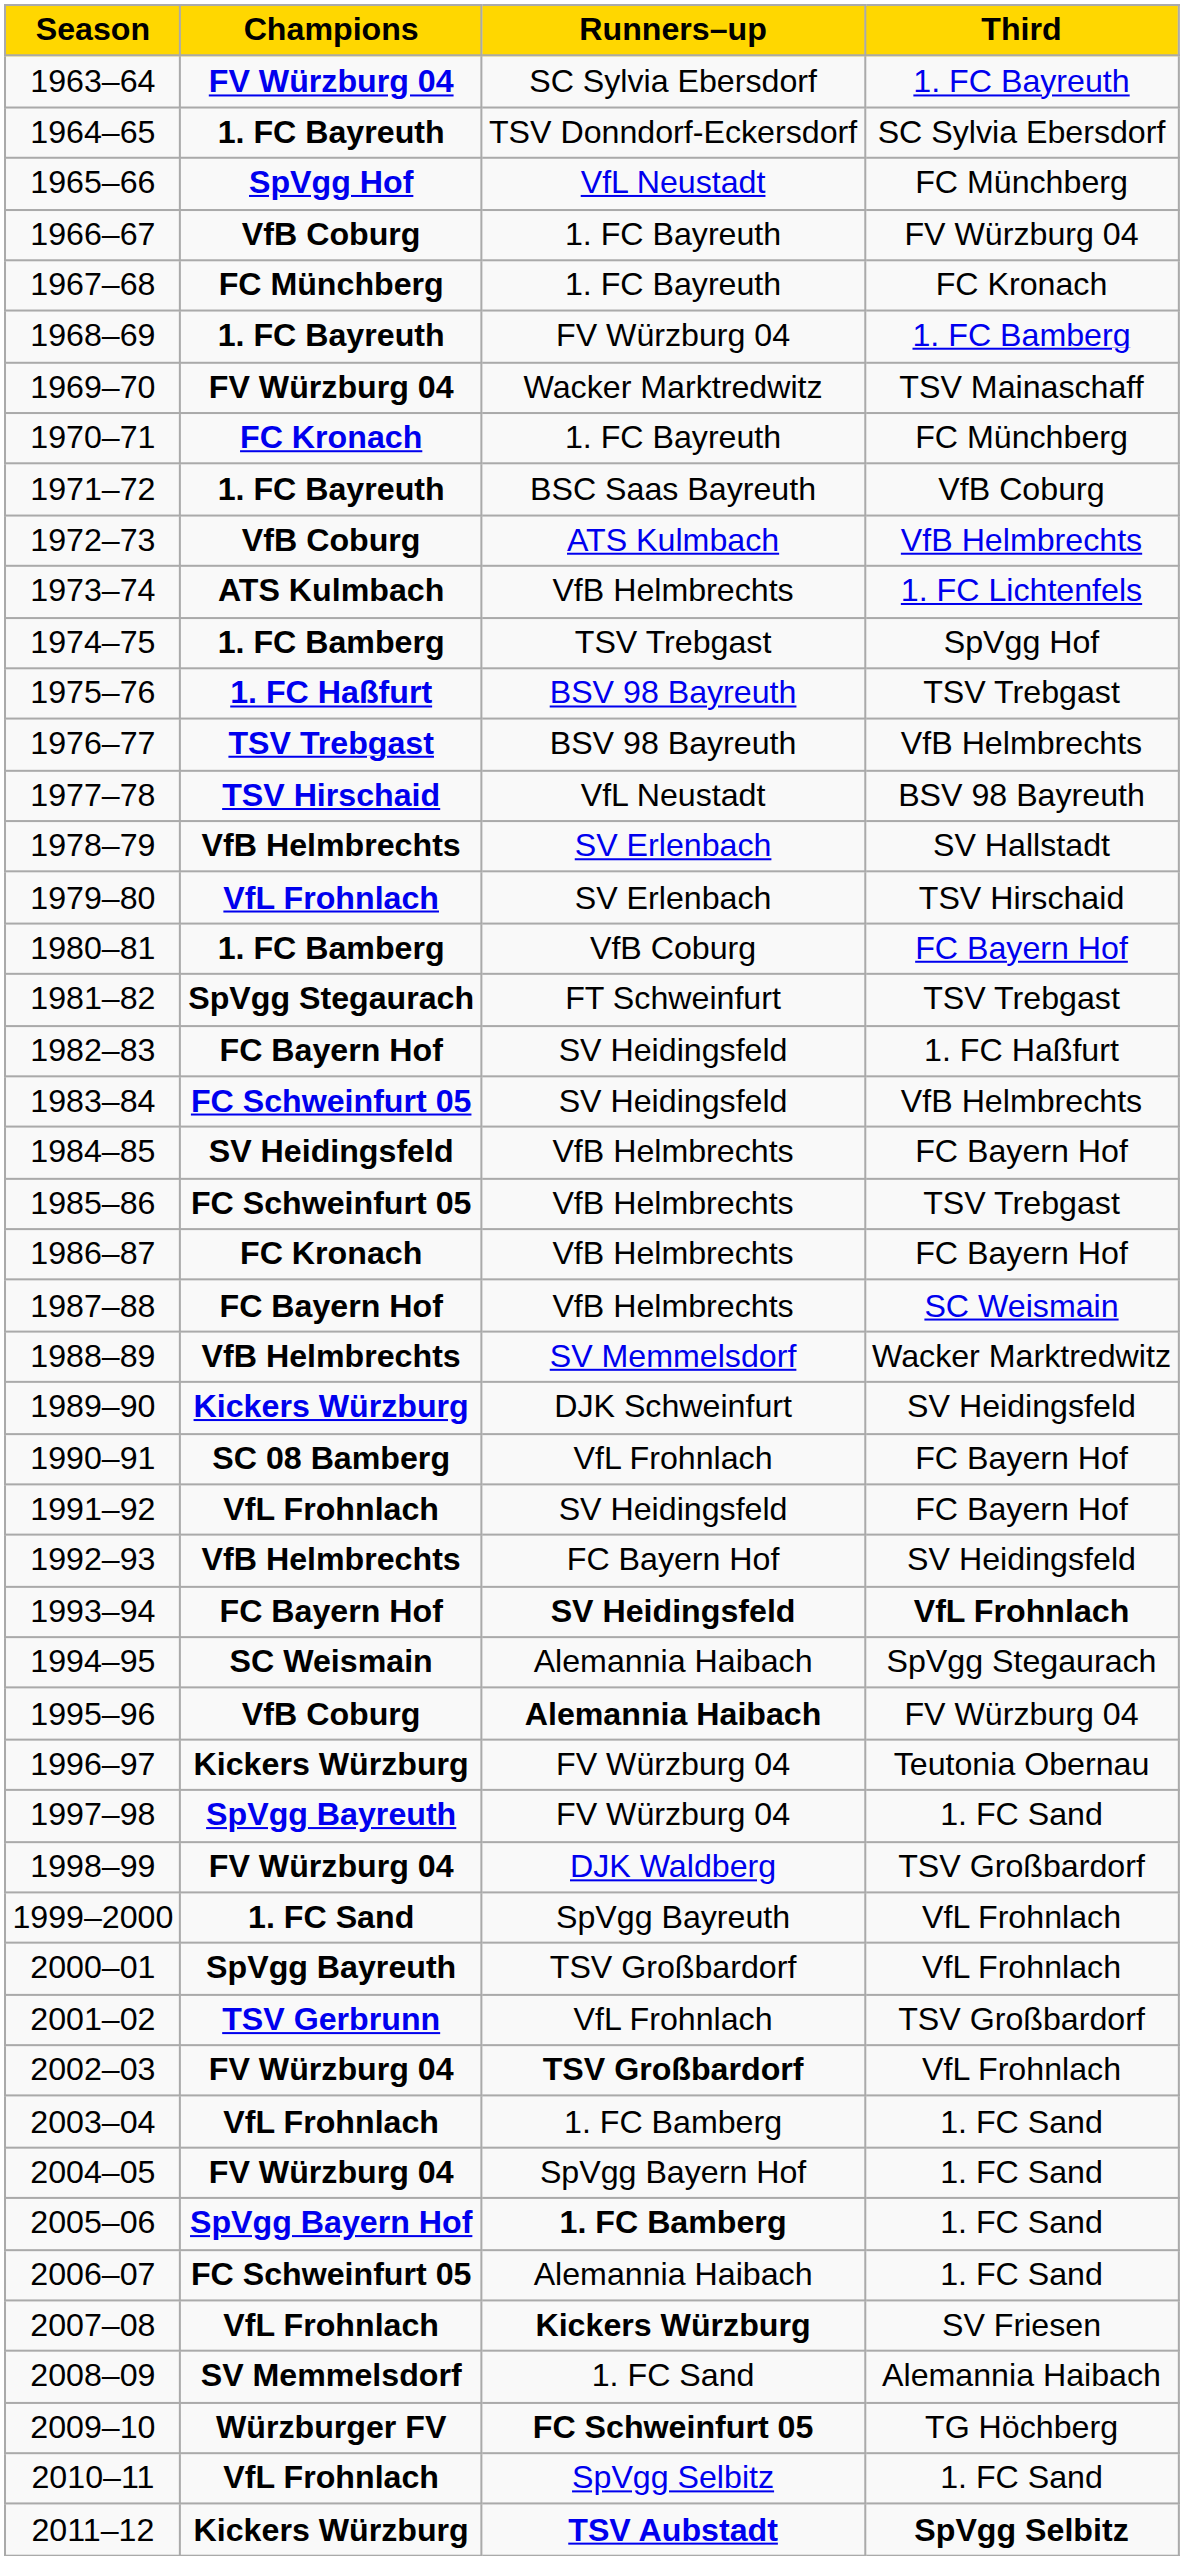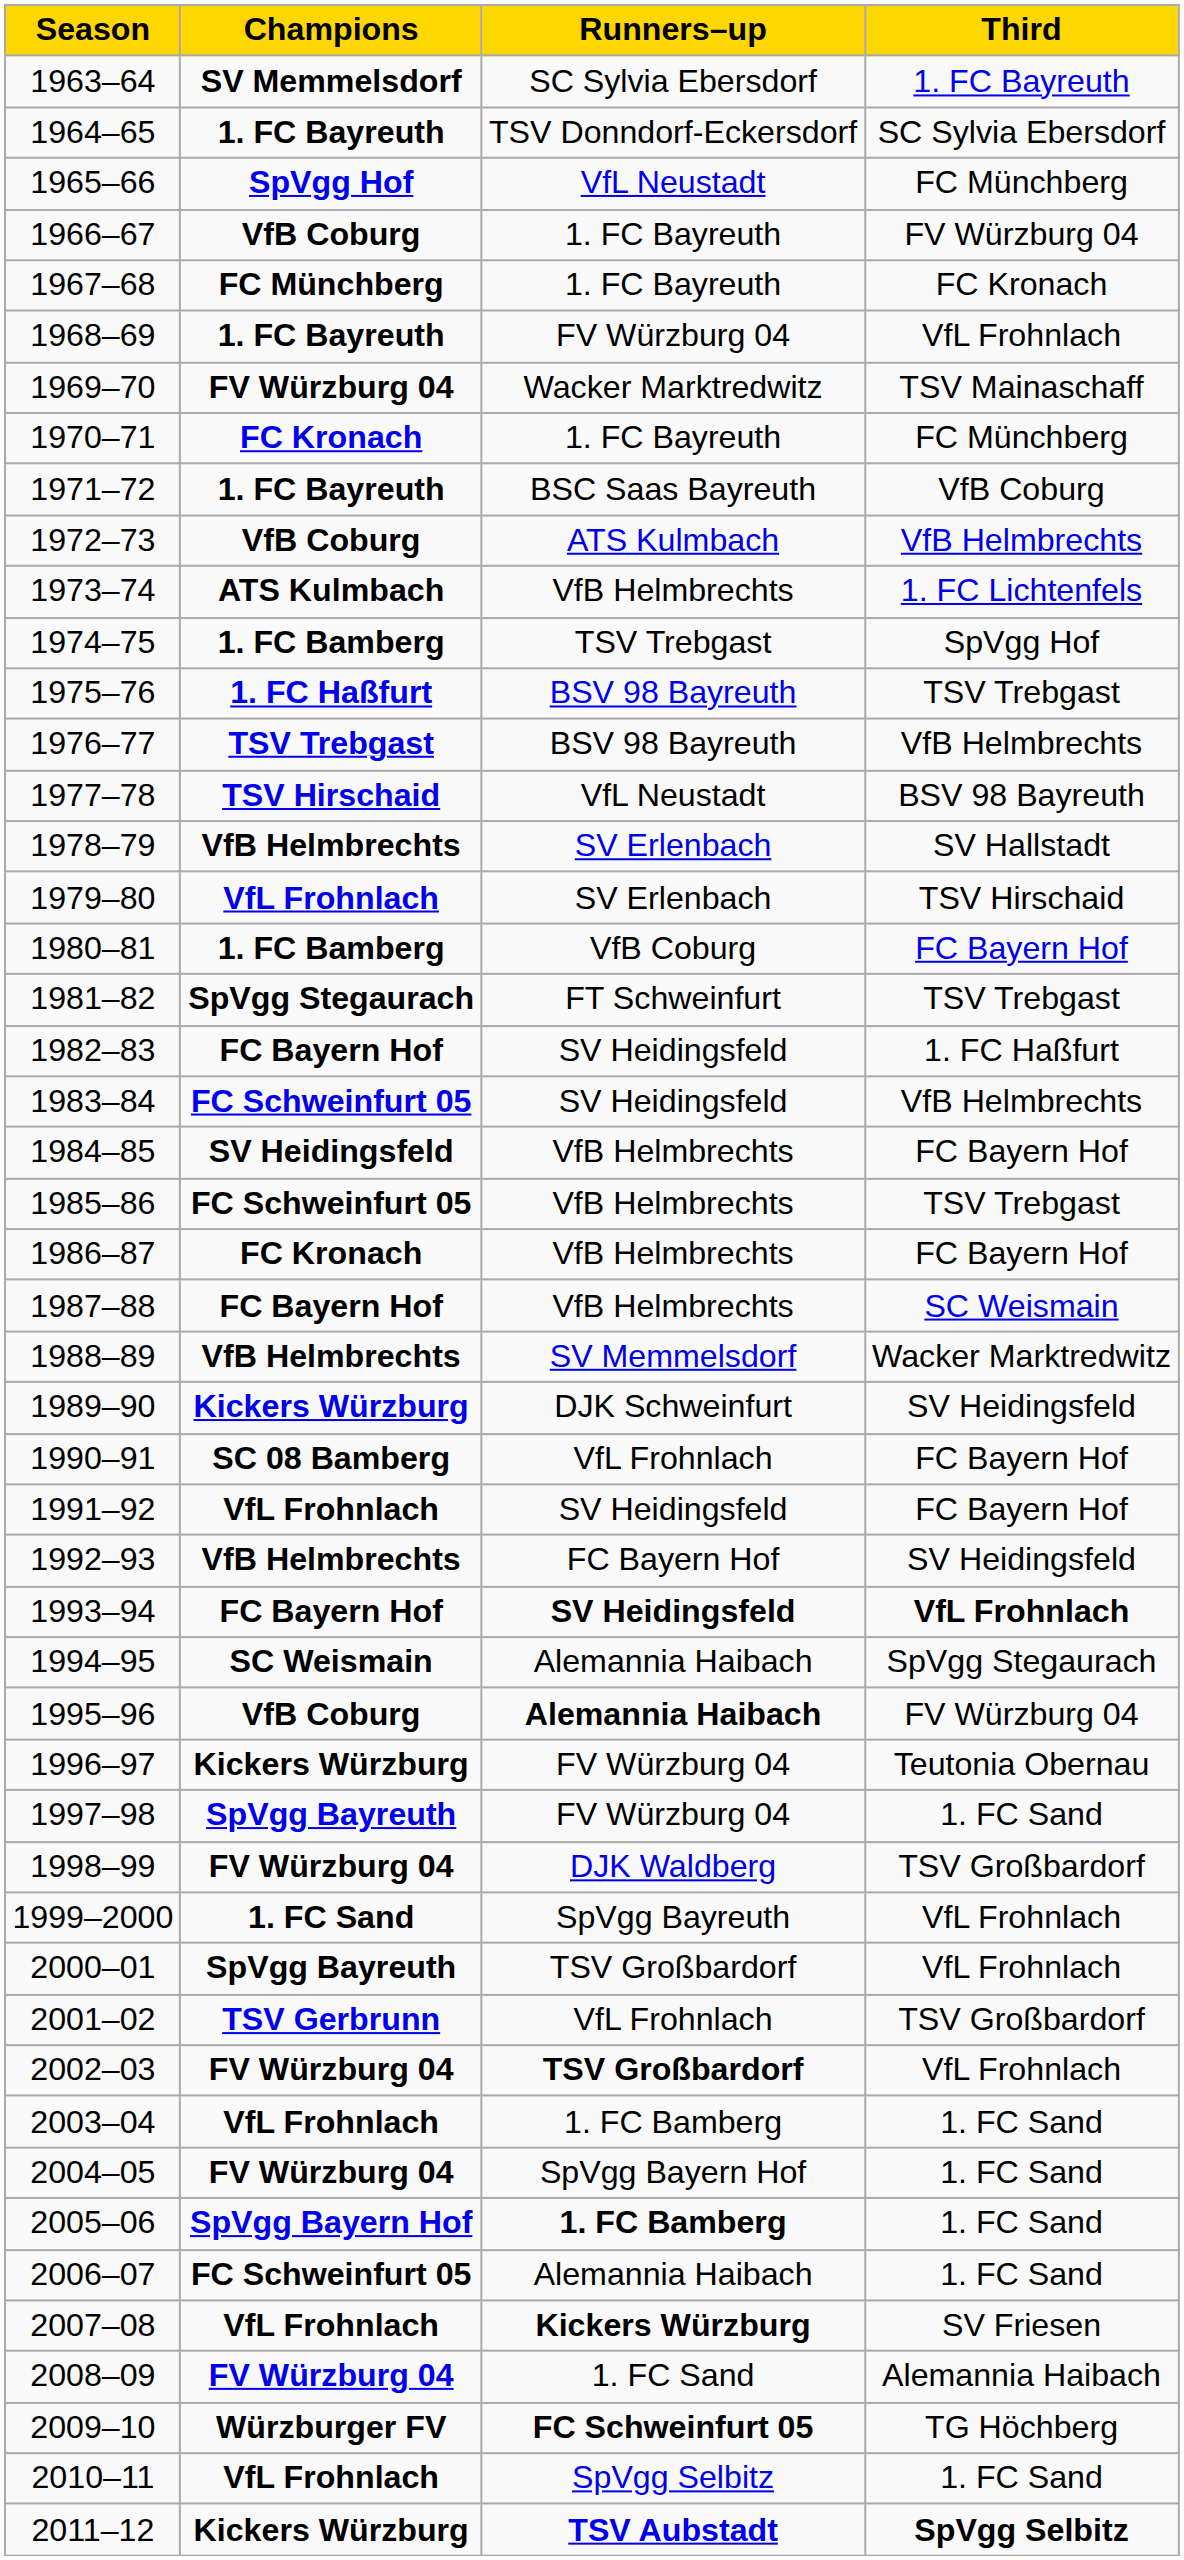(331, 81) FV Würzburg 04 -> (331, 81) SV Memmelsdorf
(1022, 336) 1. FC Bamberg -> (1022, 336) VfL Frohnlach
(331, 2376) SV Memmelsdorf -> (331, 2376) FV Würzburg 04
